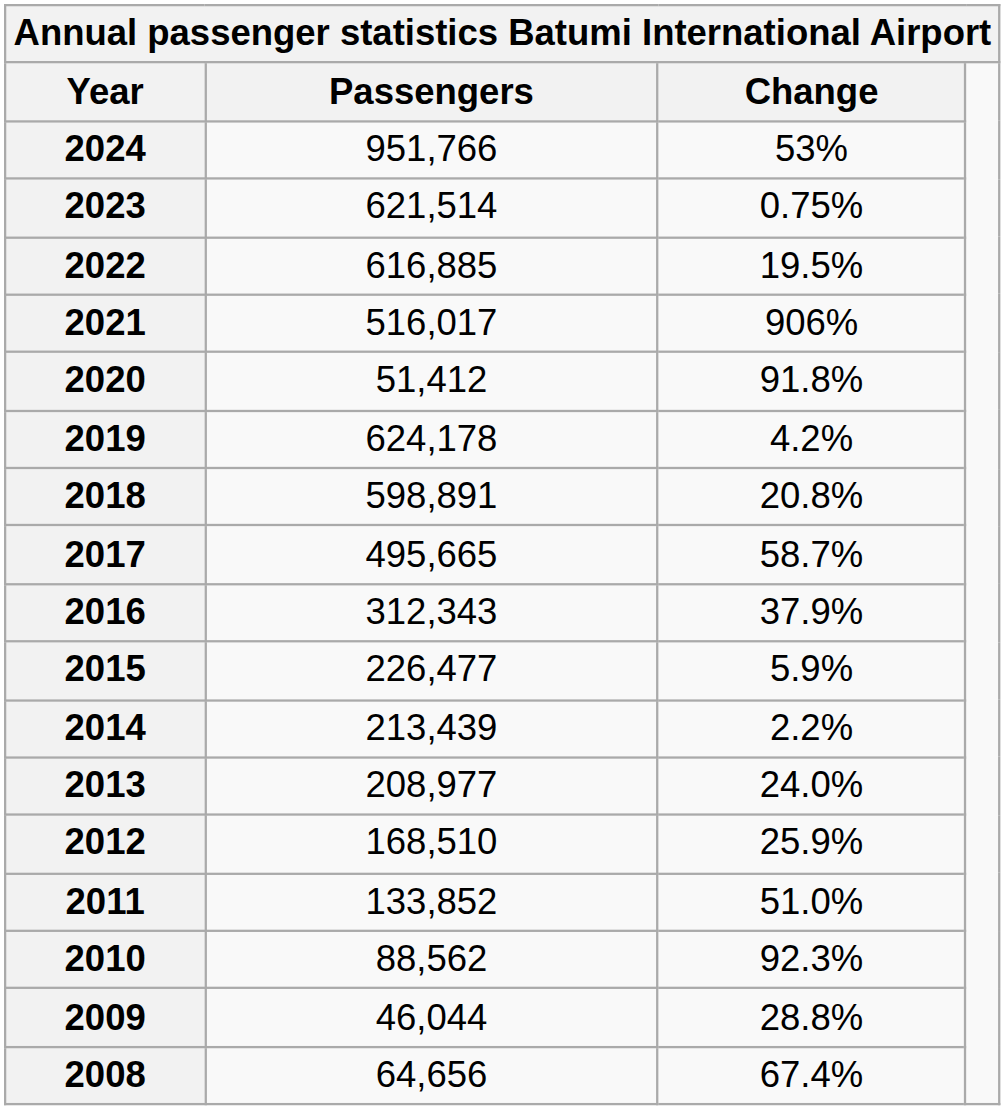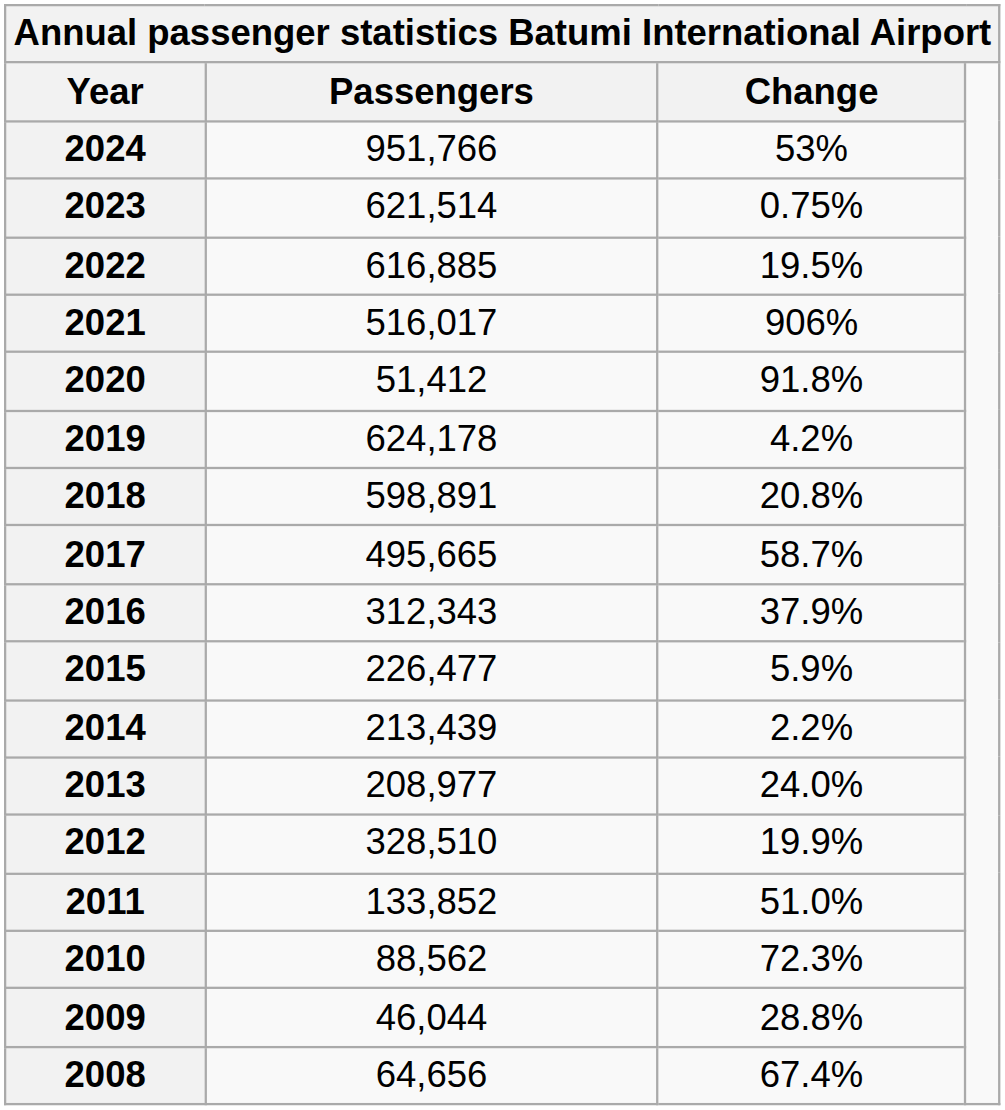(431, 843) 168,510 -> (431, 843) 328,510
(812, 843) 25.9% -> (812, 843) 19.9%
(812, 959) 92.3% -> (812, 959) 72.3%
